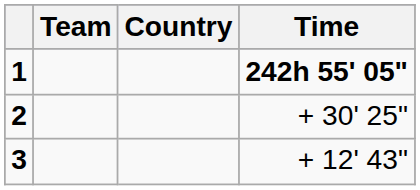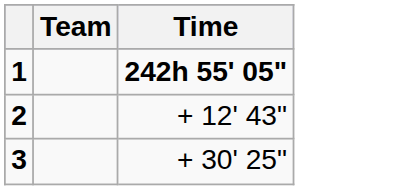- column: (178, 26)
(353, 116) + 30' 25" -> (232, 116) + 12' 43"
(353, 160) + 12' 43" -> (232, 160) + 30' 25"
